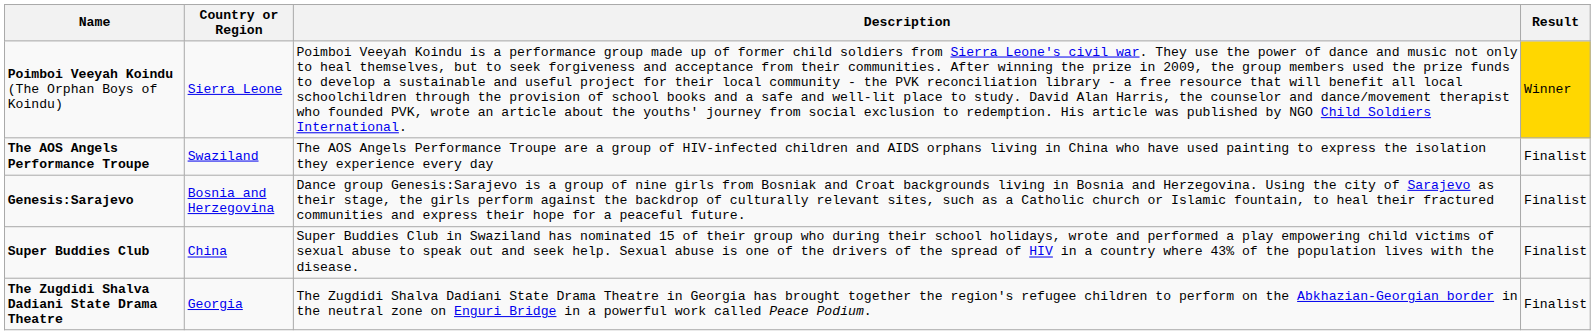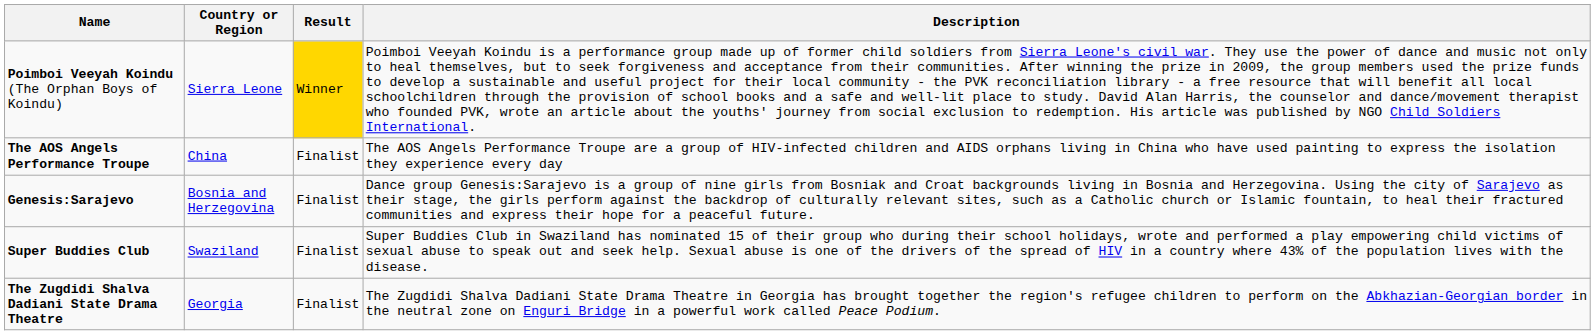columns swapped: (907, 23) <-> (1556, 23)
(223, 156) Swaziland -> (207, 156) China
(207, 252) China -> (223, 252) Swaziland
